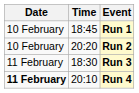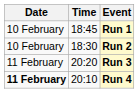(84, 46) 20:20 -> (84, 46) 18:30
(84, 63) 18:30 -> (84, 63) 20:20
